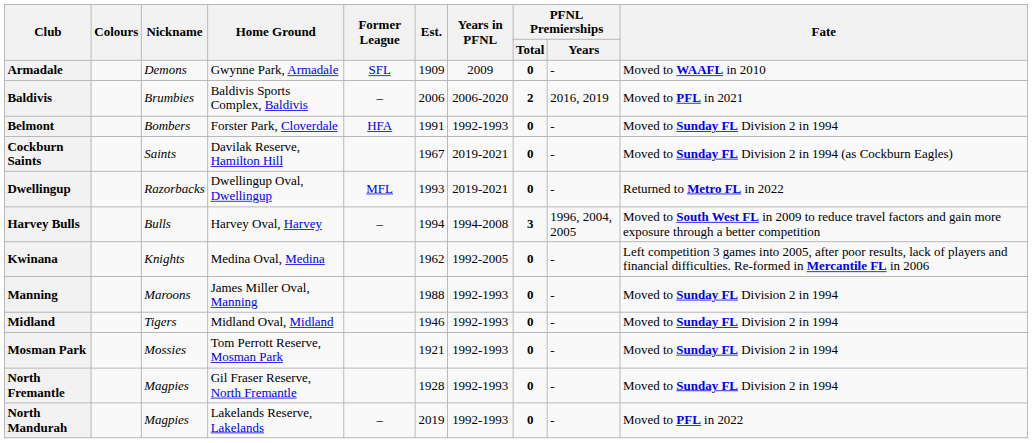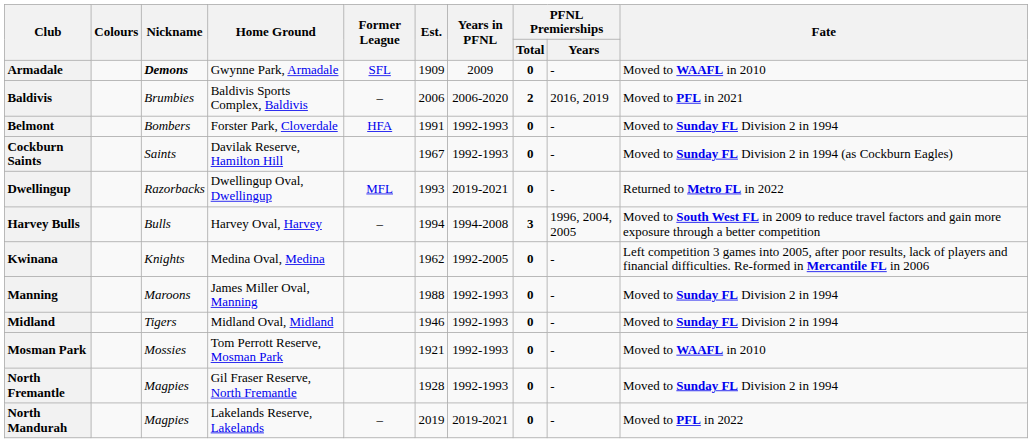(165, 70) normal -> (166, 70) bold
(480, 153) 2019-2021 -> (480, 153) 1992-1993
(731, 350) Moved to Sunday FL Division 2 in 1994 -> (694, 350) Moved to WAAFL in 2010
(480, 420) 1992-1993 -> (480, 420) 2019-2021
